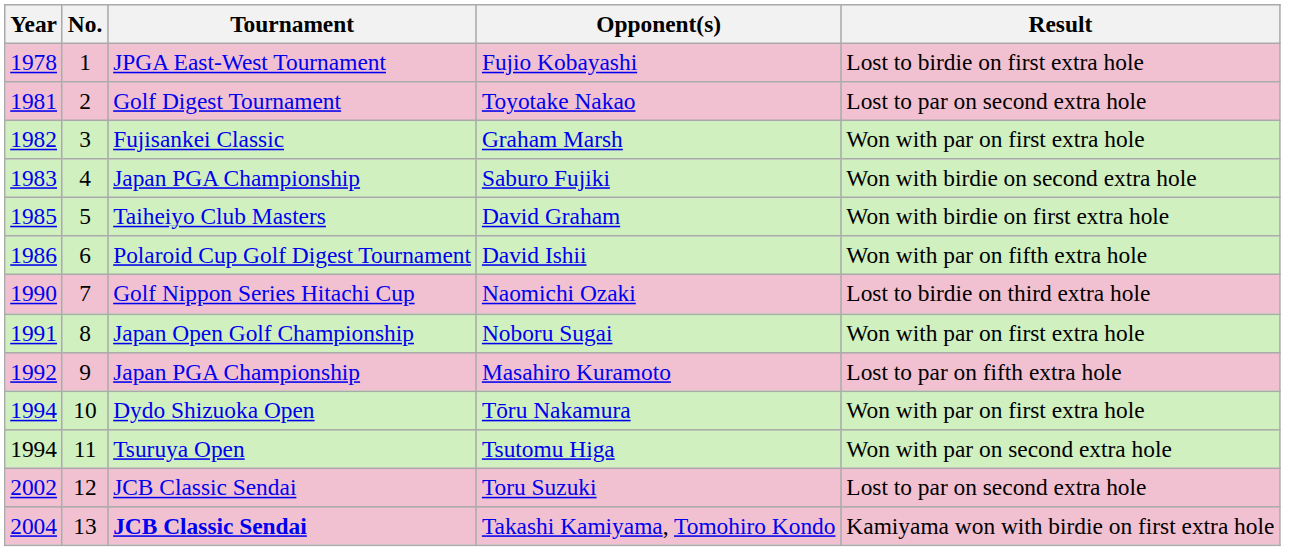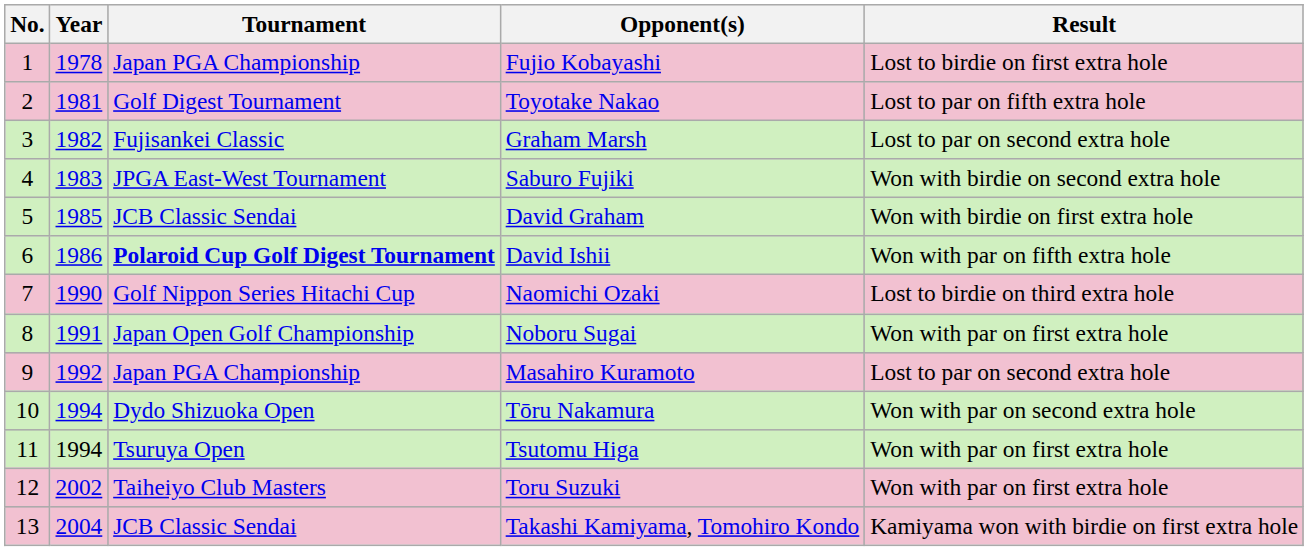columns swapped: (85, 23) <-> (34, 23)
(250, 62) JPGA East-West Tournament -> (237, 62) Japan PGA Championship
(996, 101) Lost to par on second extra hole -> (1008, 101) Lost to par on fifth extra hole
(995, 139) Won with par on first extra hole -> (1020, 139) Lost to par on second extra hole
(237, 178) Japan PGA Championship -> (250, 178) JPGA East-West Tournament
(220, 216) Taiheiyo Club Masters -> (205, 216) JCB Classic Sendai
(292, 255) normal -> (304, 255) bold
(984, 371) Lost to par on fifth extra hole -> (1020, 371) Lost to par on second extra hole
(995, 409) Won with par on first extra hole -> (1033, 409) Won with par on second extra hole
(1009, 448) Won with par on second extra hole -> (1019, 448) Won with par on first extra hole
(205, 487) JCB Classic Sendai -> (220, 487) Taiheiyo Club Masters
(996, 487) Lost to par on second extra hole -> (1019, 487) Won with par on first extra hole
(210, 525) bold -> (205, 525) normal
